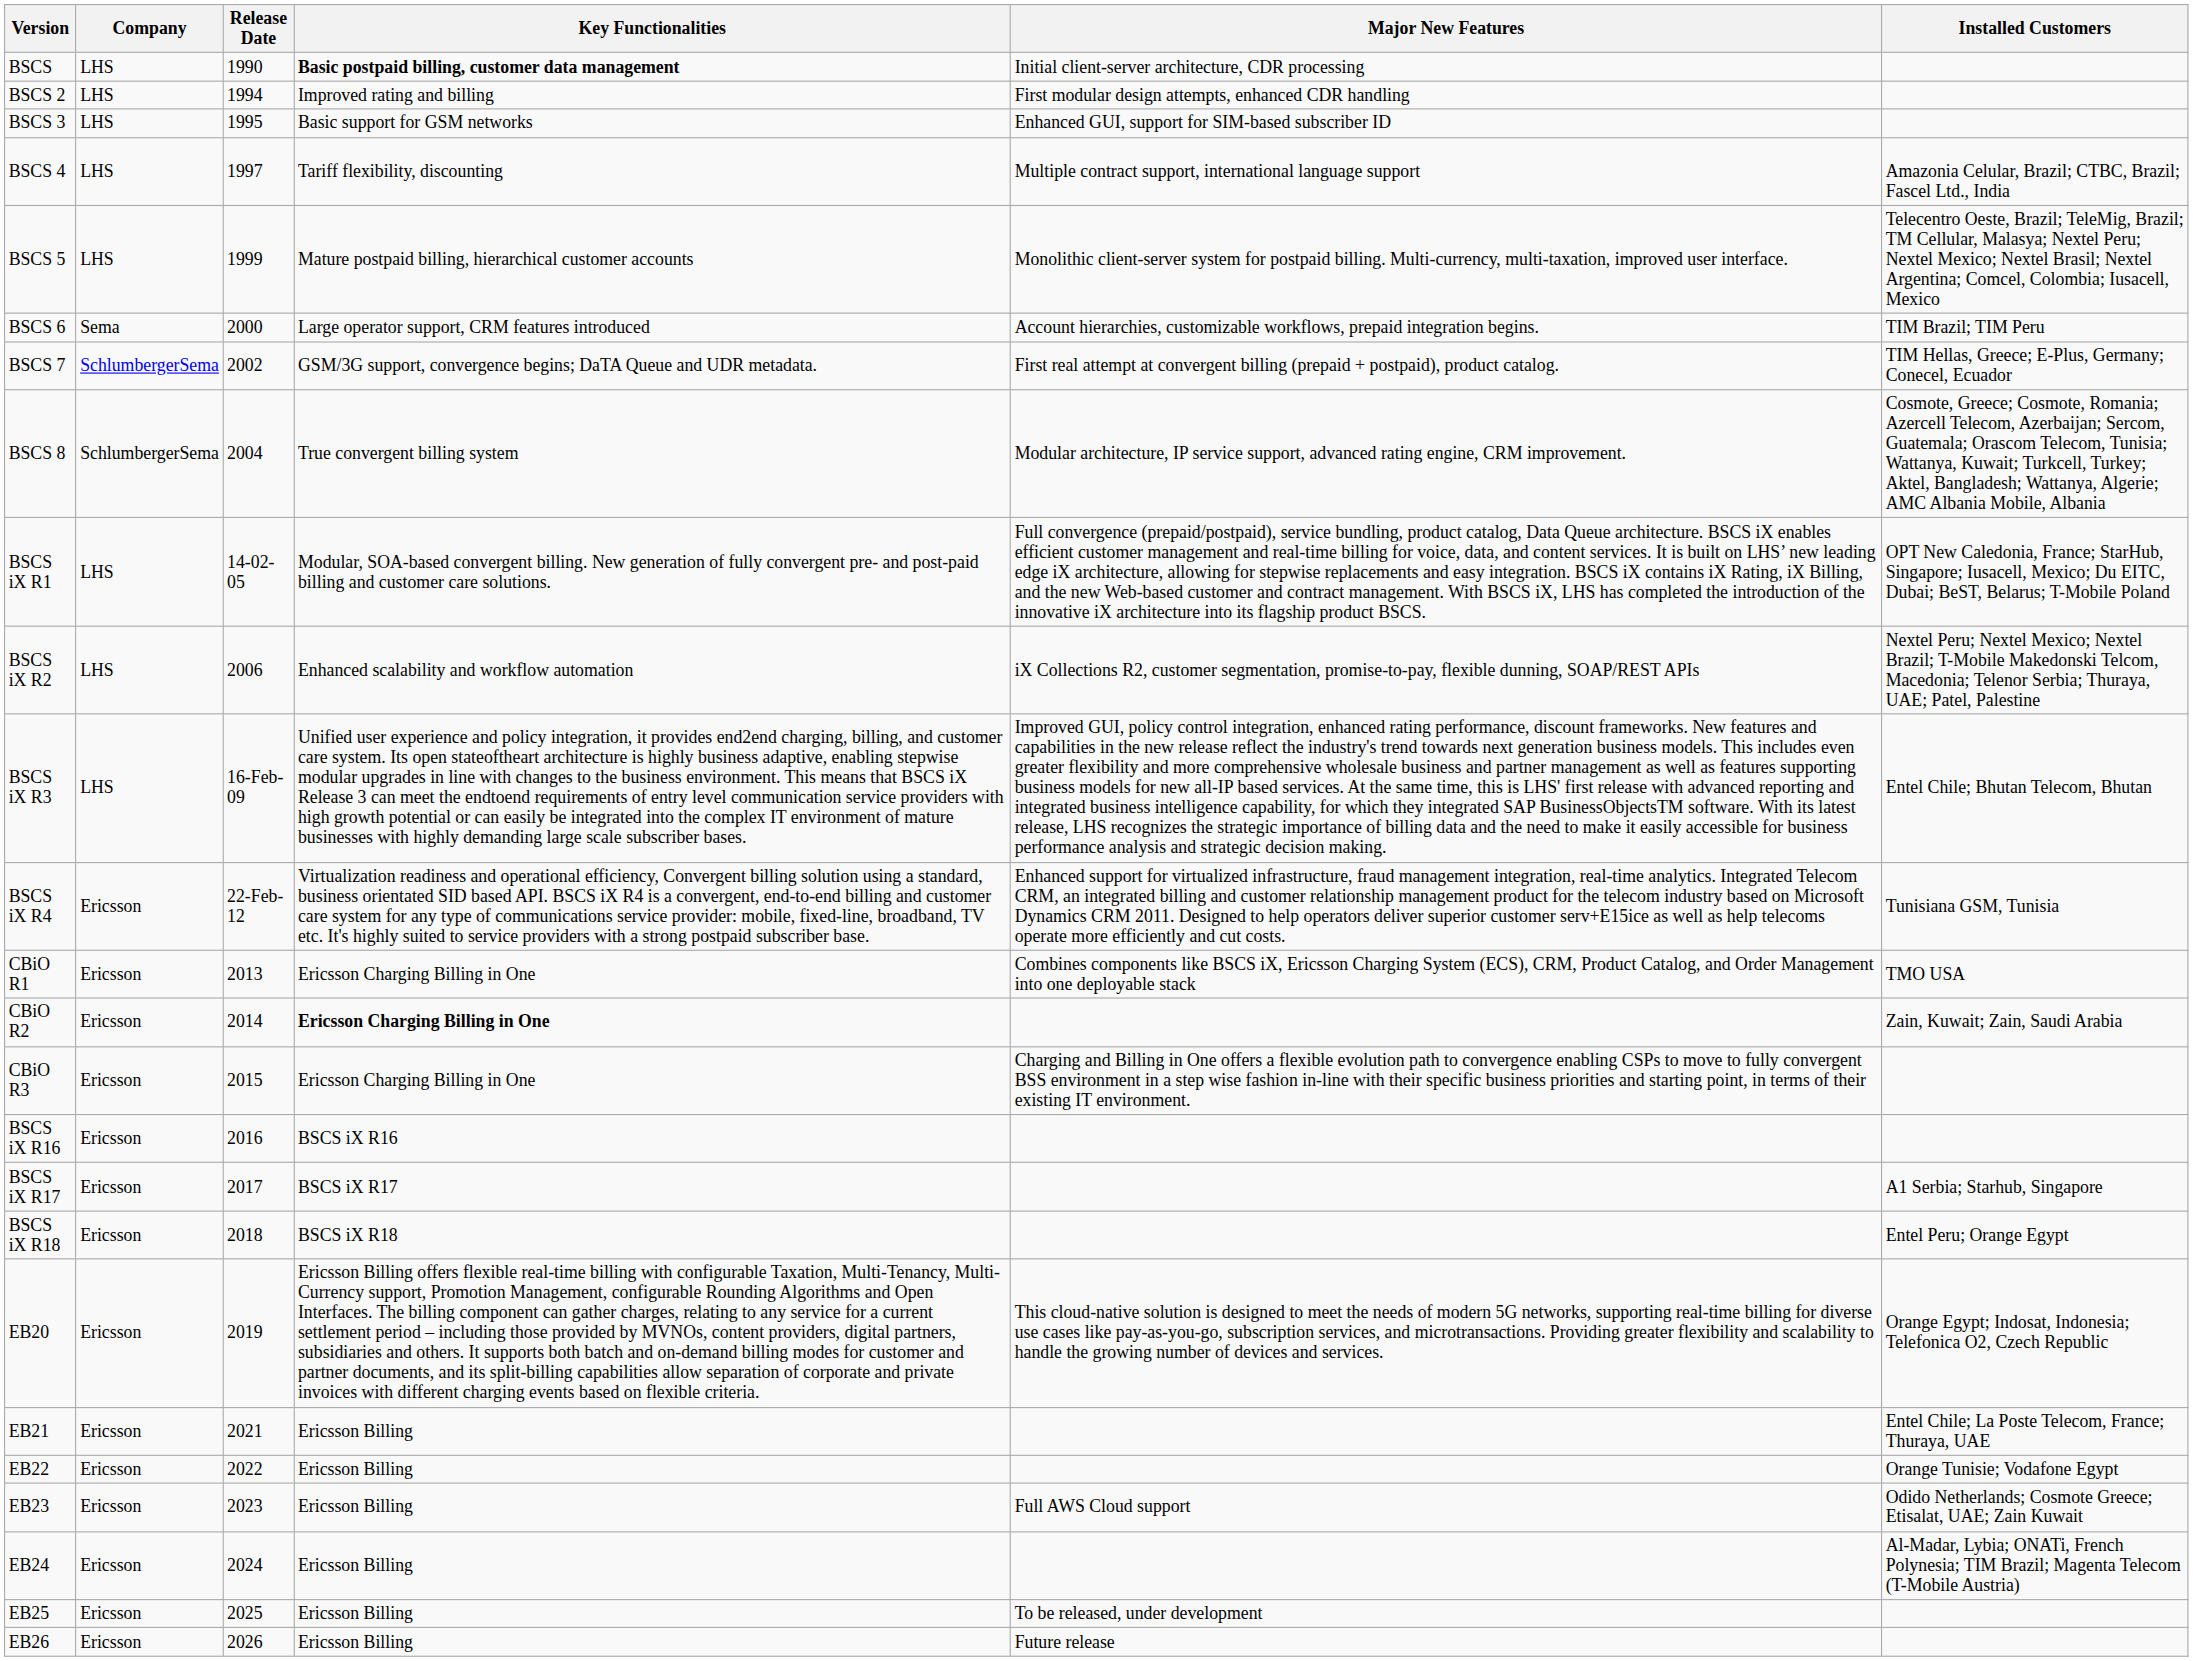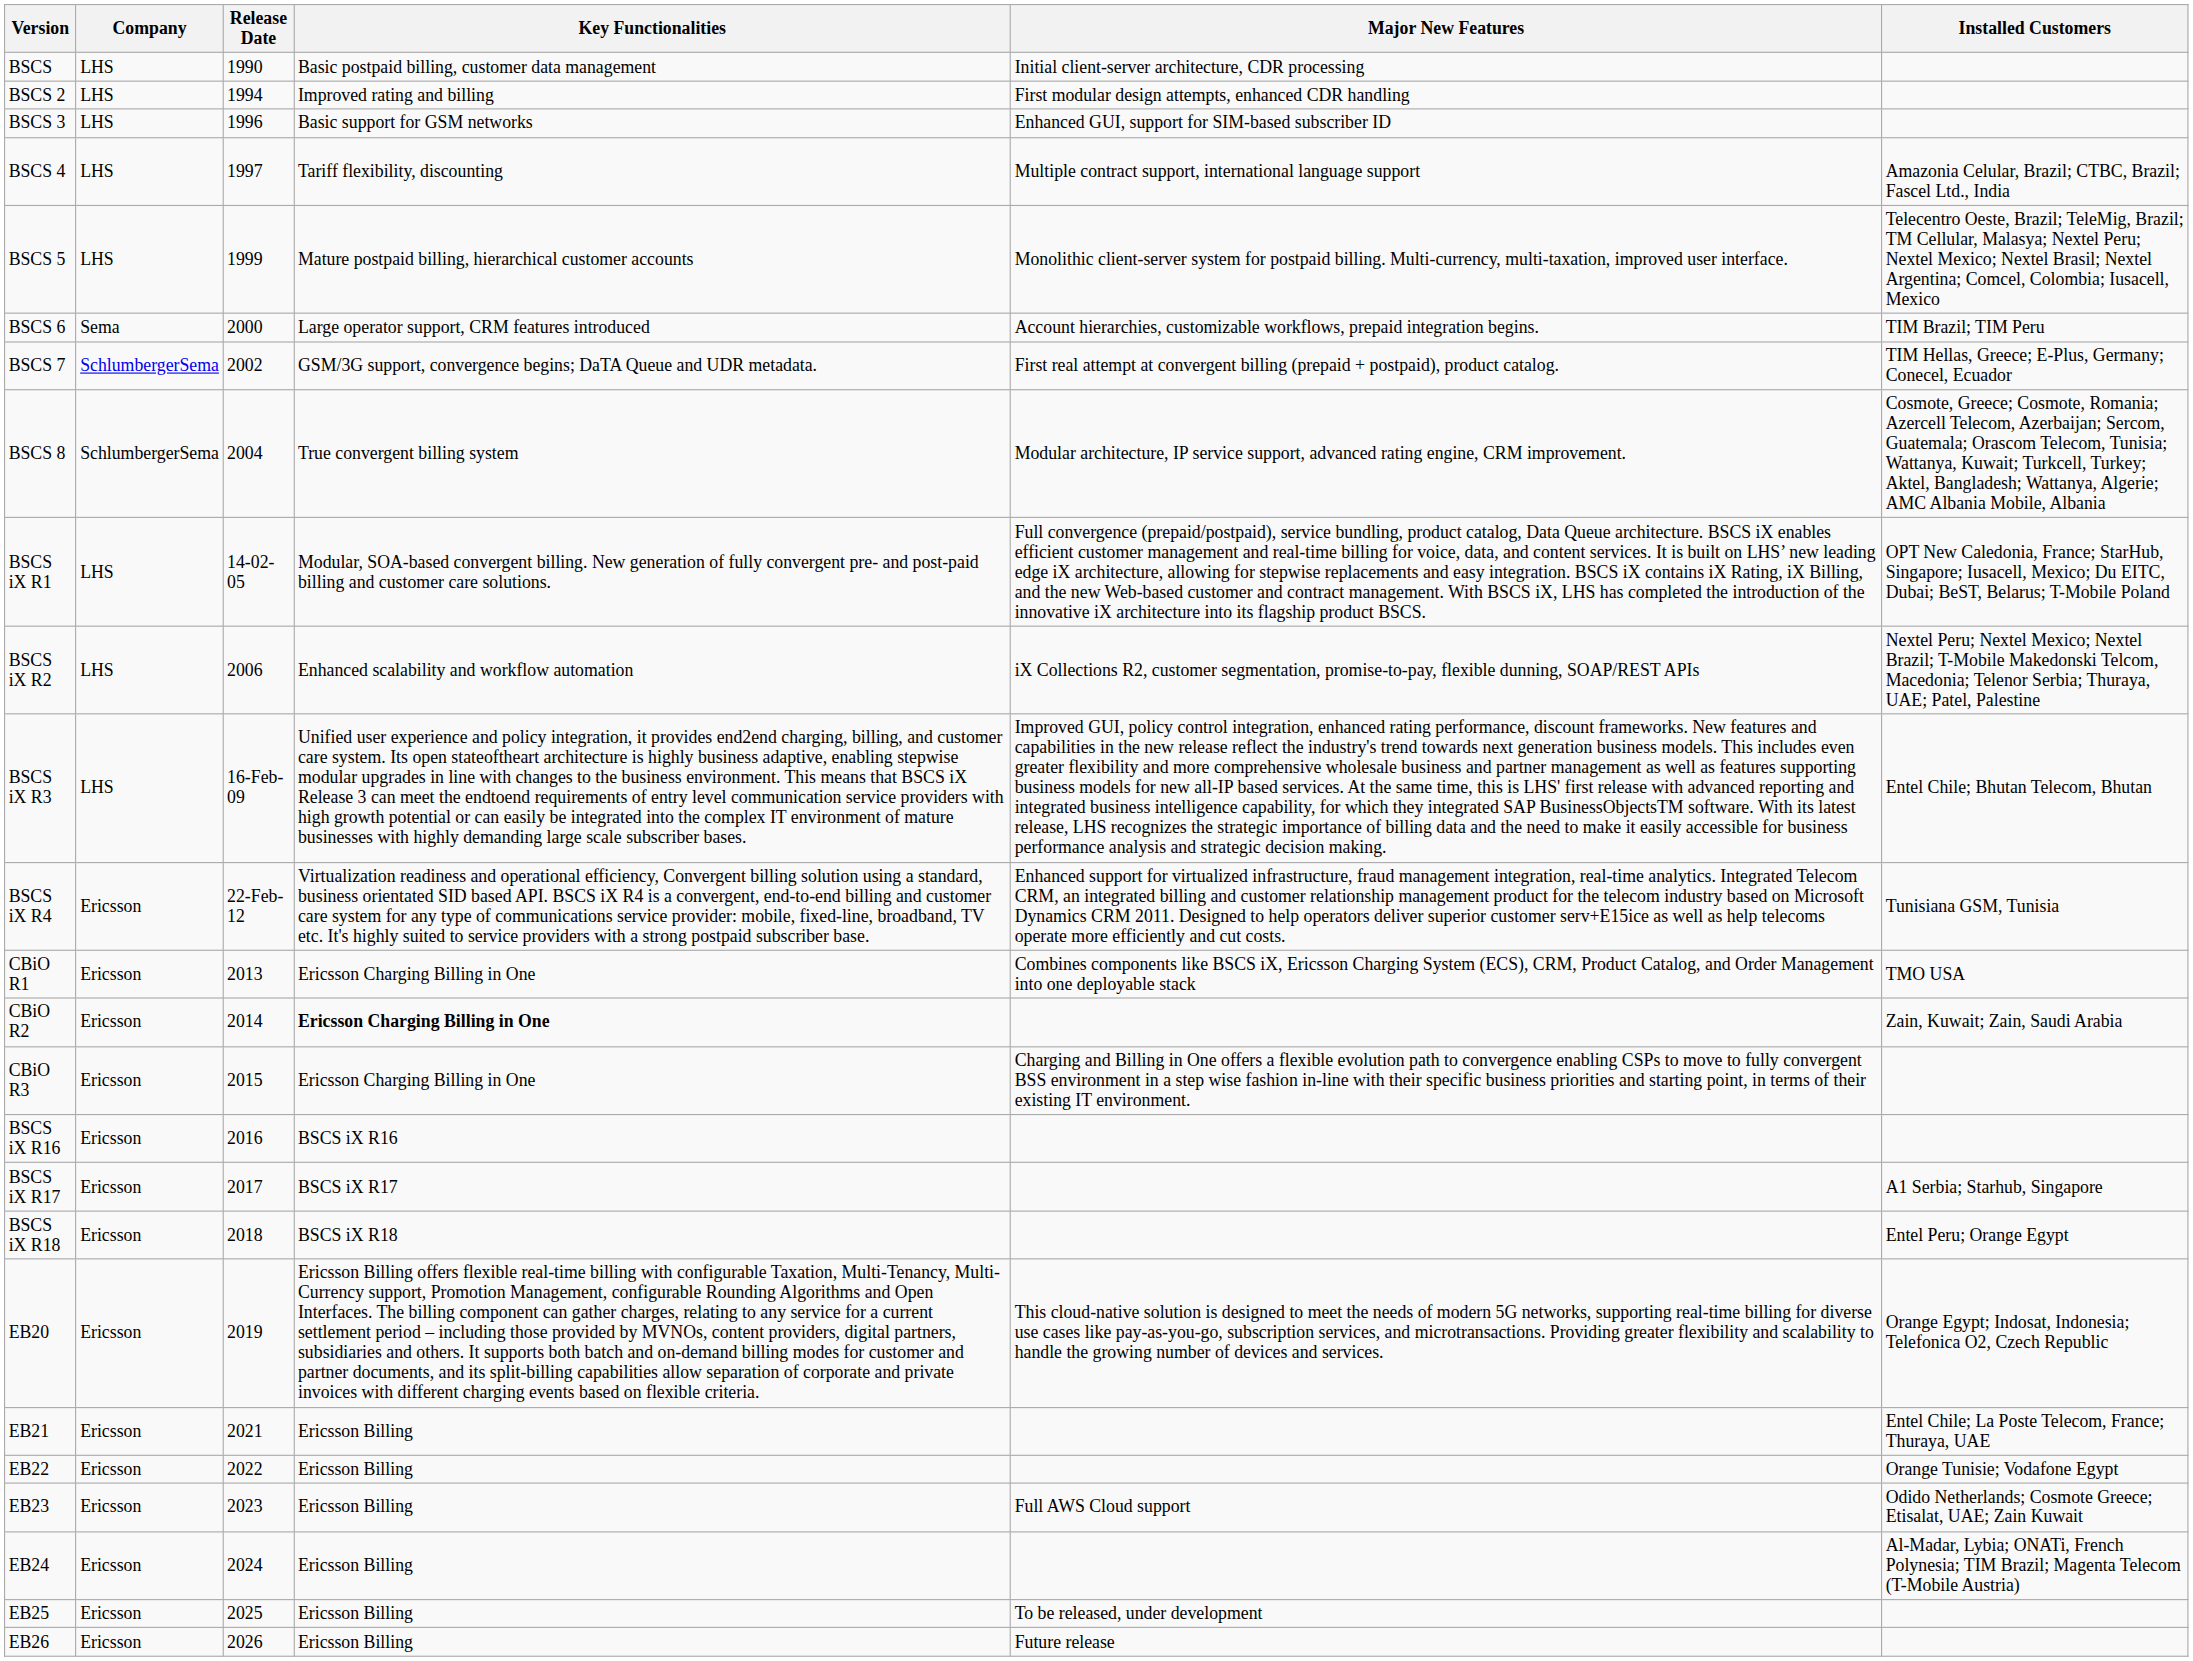(489, 66) bold -> (477, 66) normal
(245, 123) 1995 -> (245, 123) 1996
